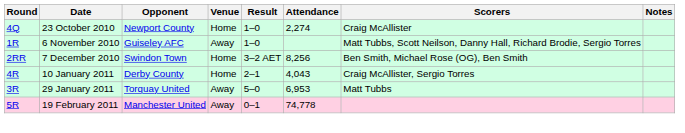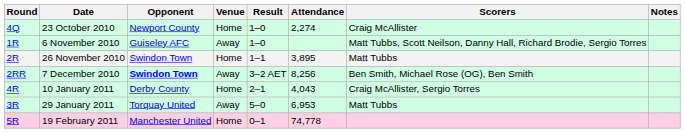+ row: (83, 58)
(155, 58) normal -> (164, 74) bold
(223, 58) Home -> (228, 74) Away
(222, 105) Away -> (229, 120) Home
